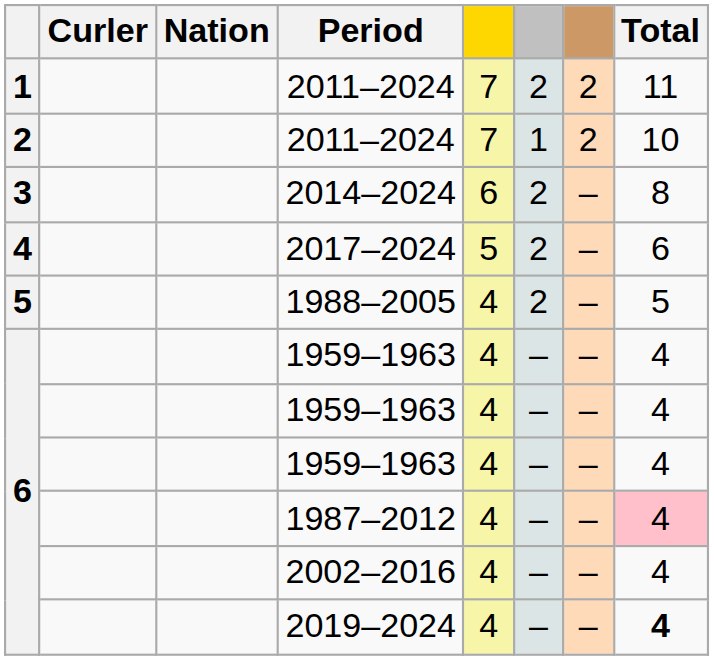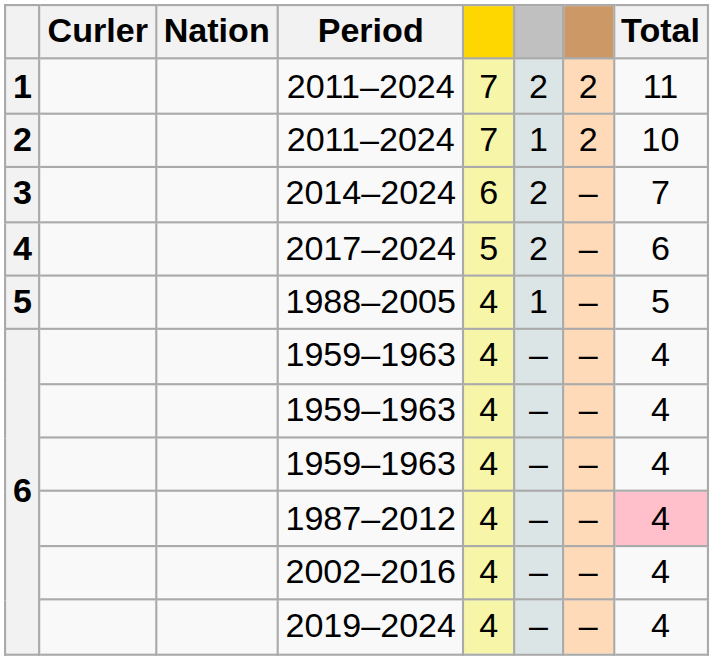(661, 193) 8 -> (661, 193) 7
(539, 301) 2 -> (539, 301) 1
(661, 626) bold -> (661, 626) normal
